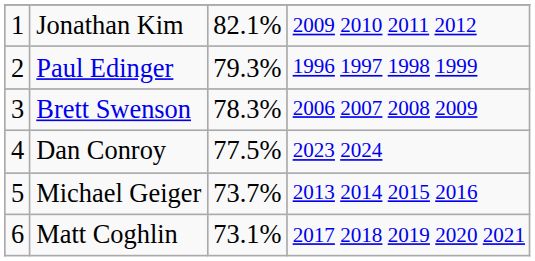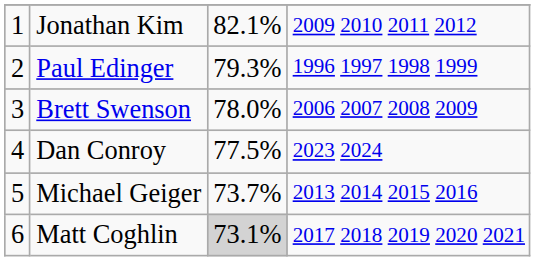(247, 109) 78.3% -> (247, 109) 78.0%
(247, 234) no background -> (247, 234) lightgrey background
